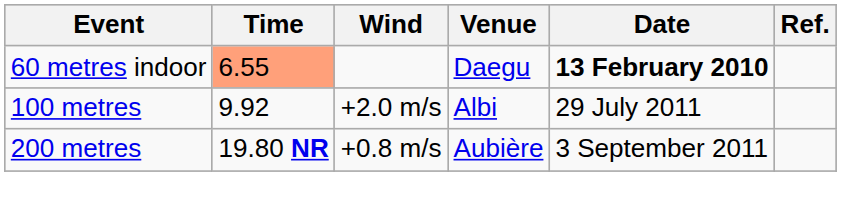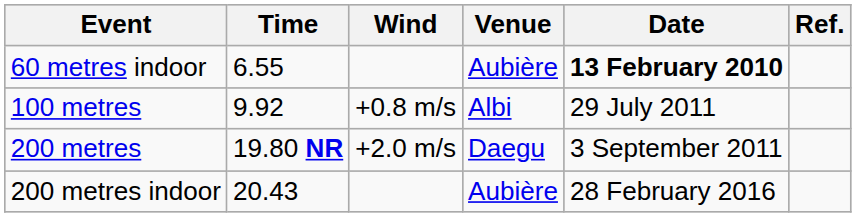(244, 66) lightsalmon background -> (258, 66) no background
(492, 66) Daegu -> (513, 66) Aubière
(391, 107) +2.0 m/s -> (406, 107) +0.8 m/s
(391, 149) +0.8 m/s -> (406, 149) +2.0 m/s
(498, 149) Aubière -> (506, 149) Daegu
+ row: (116, 190)
